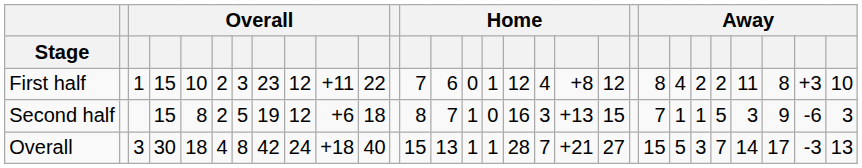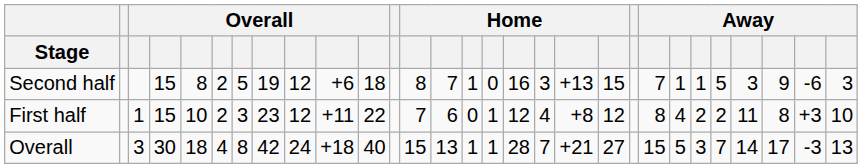rows swapped: (48, 83) <-> (62, 115)
